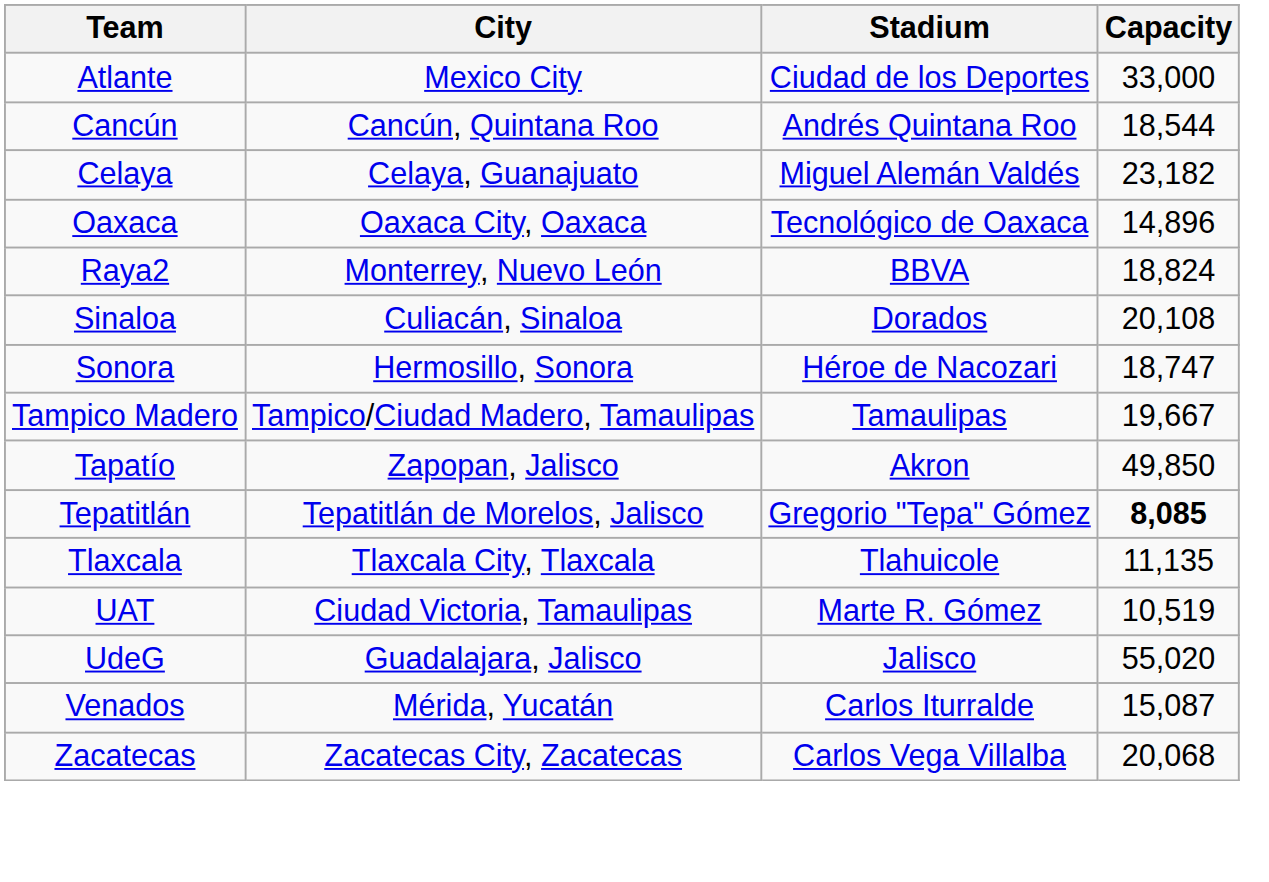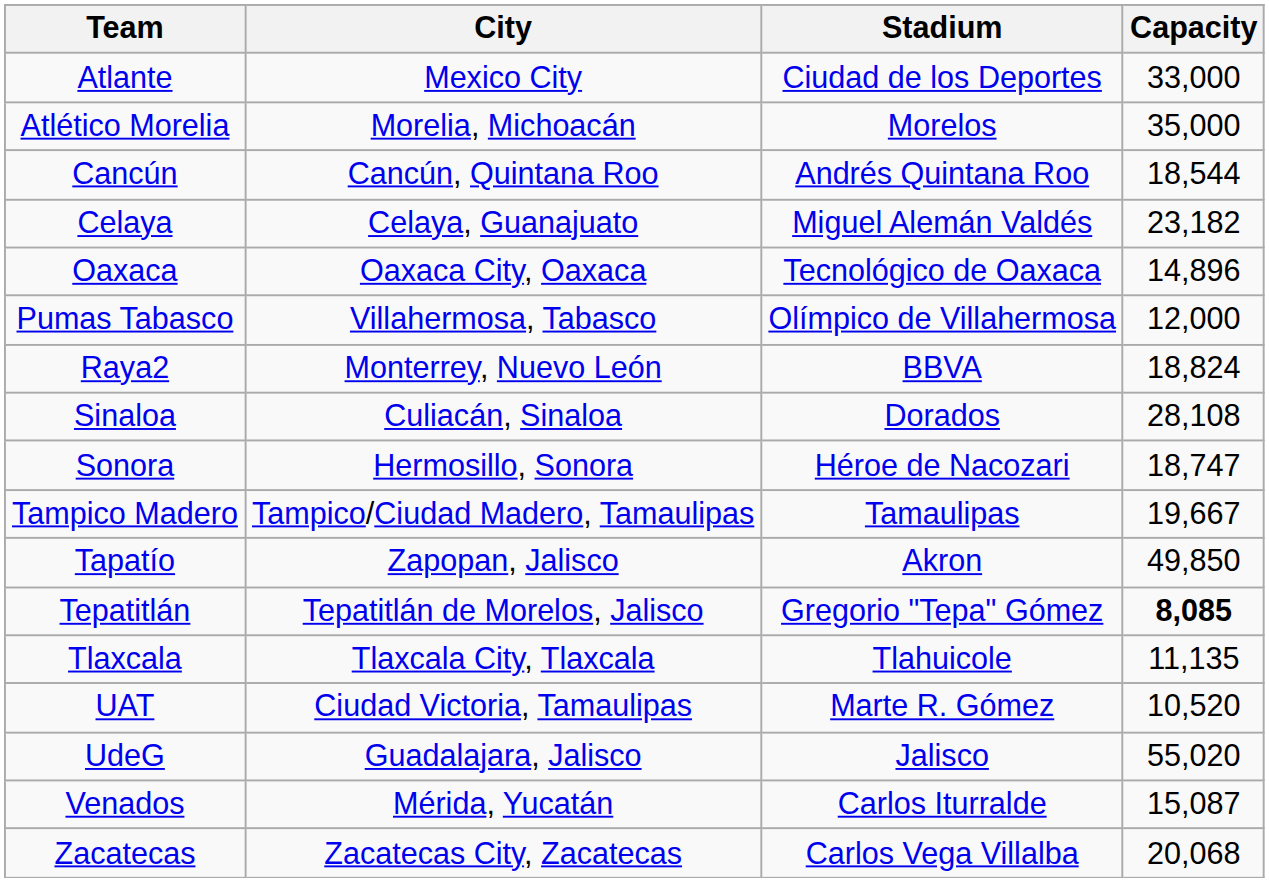+ row: (125, 125)
+ row: (125, 319)
(1169, 319) 20,108 -> (1194, 416) 28,108
(1169, 610) 10,519 -> (1194, 707) 10,520
